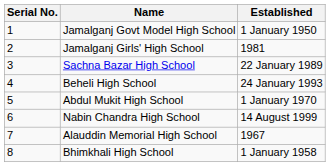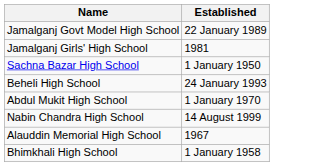- column: (32, 13)
(278, 30) 1 January 1950 -> (226, 30) 22 January 1989
(282, 65) 22 January 1989 -> (222, 65) 1 January 1950
